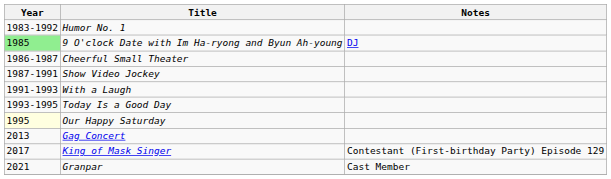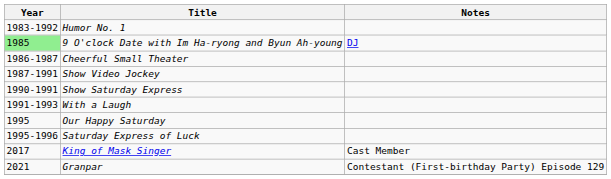+ row: (123, 89)
- row: (117, 105)
(18, 120) lightyellow background -> (18, 120) no background
+ row: (131, 136)
- row: (94, 136)
(476, 151) Contestant (First-birthday Party) Episode 129 -> (378, 151) Cast Member
(378, 167) Cast Member -> (476, 167) Contestant (First-birthday Party) Episode 129
